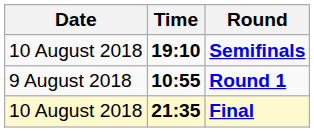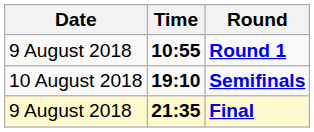rows swapped: (248, 80) <-> (257, 50)
(76, 111) 10 August 2018 -> (70, 111) 9 August 2018
